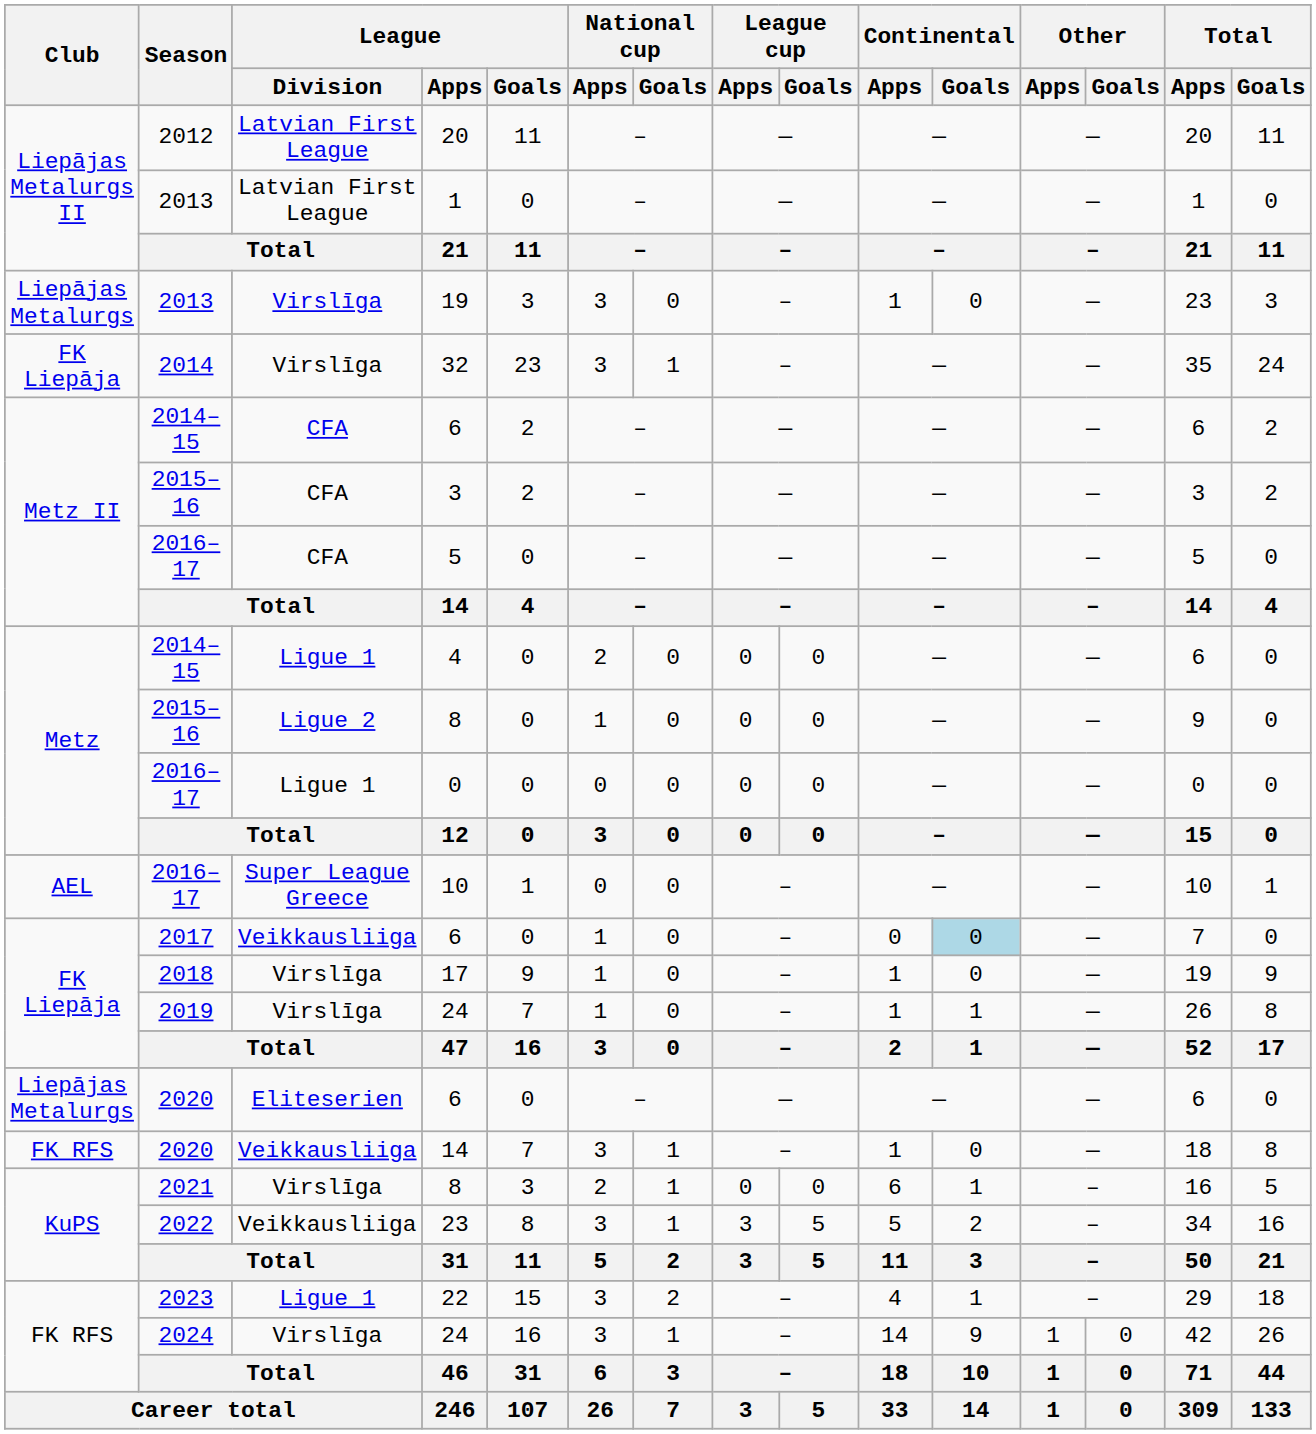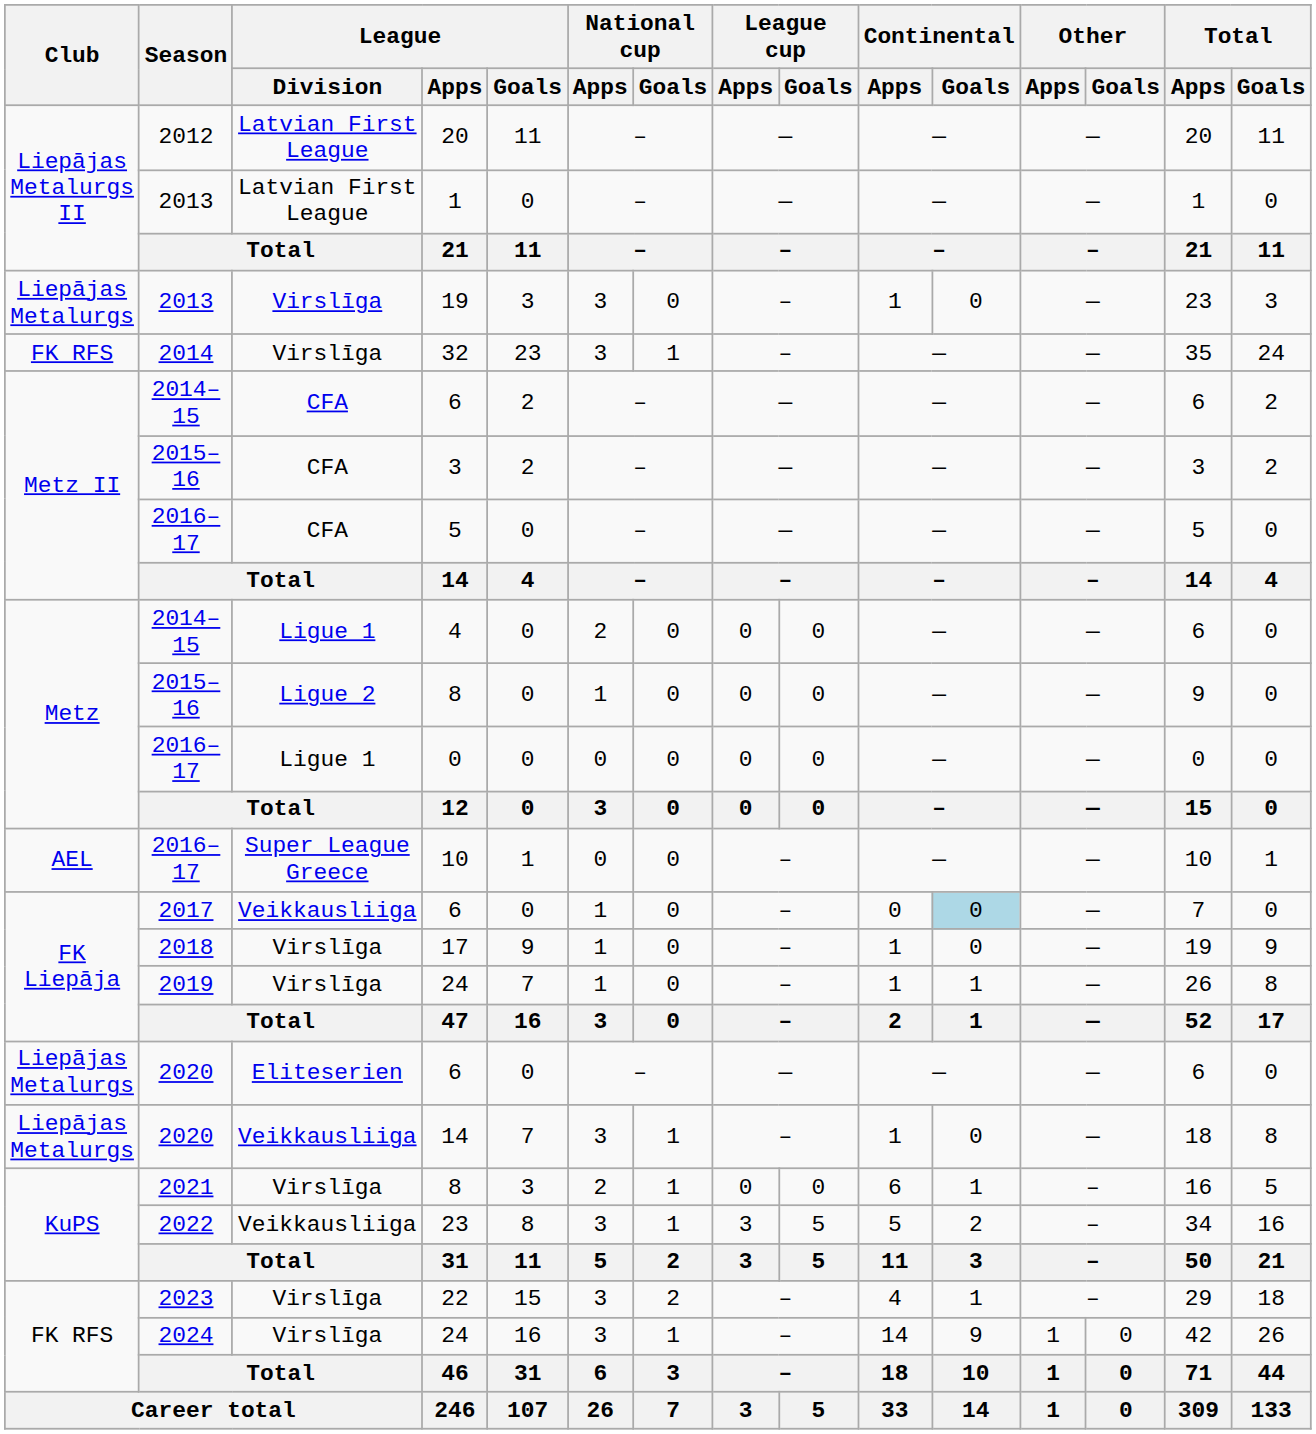(72, 366) FK Liepāja -> (72, 353) FK RFS
(72, 1150) FK RFS -> (72, 1137) Liepājas Metalurgs
(327, 1299) Ligue 1 -> (327, 1299) Virslīga
